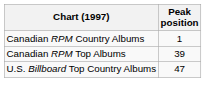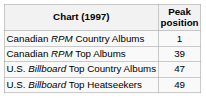+ row: (74, 85)
